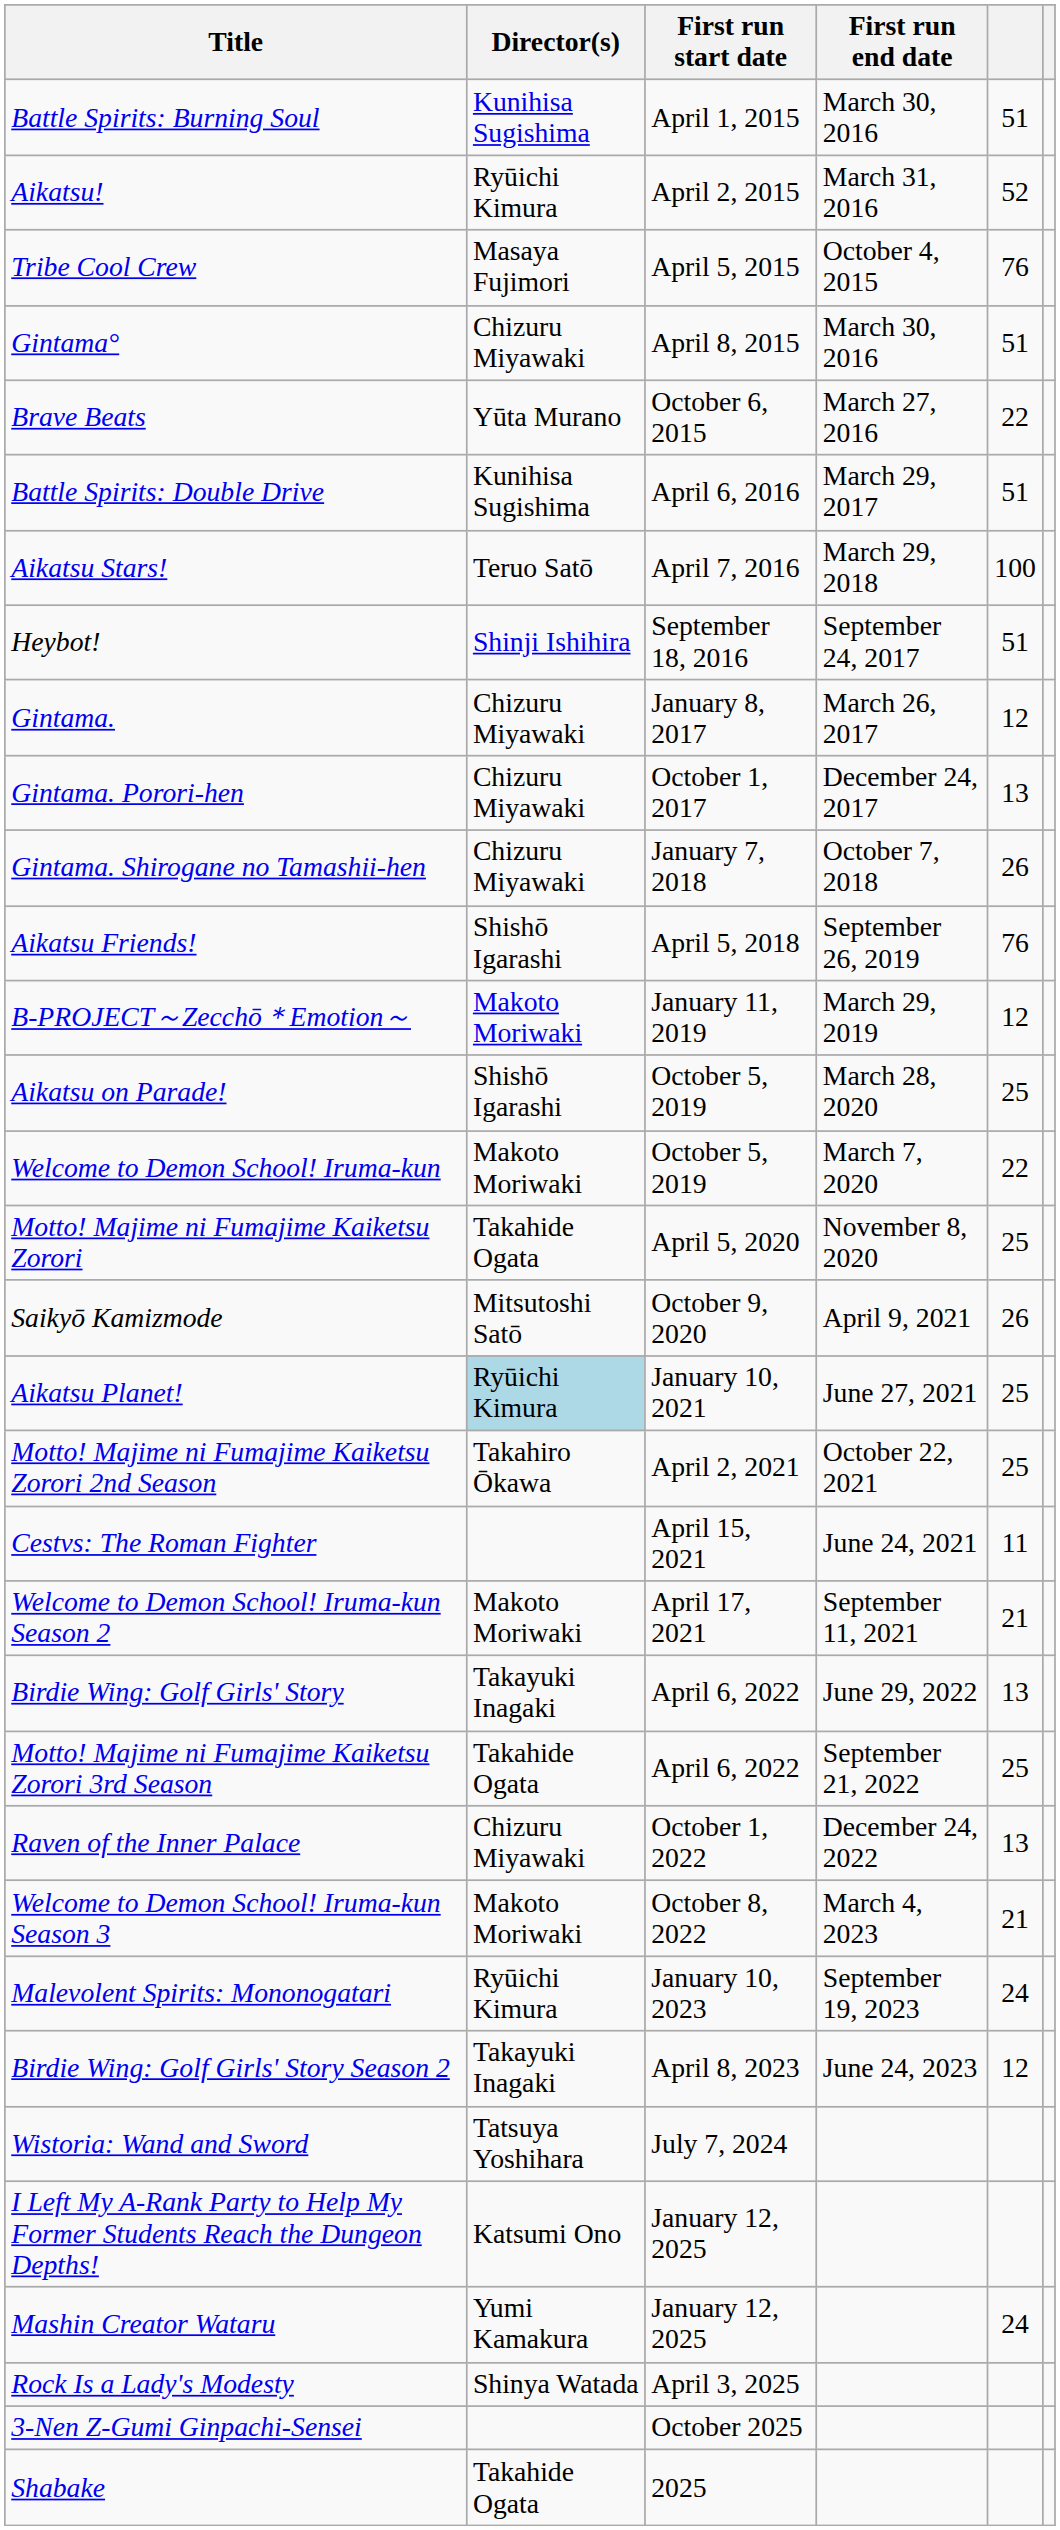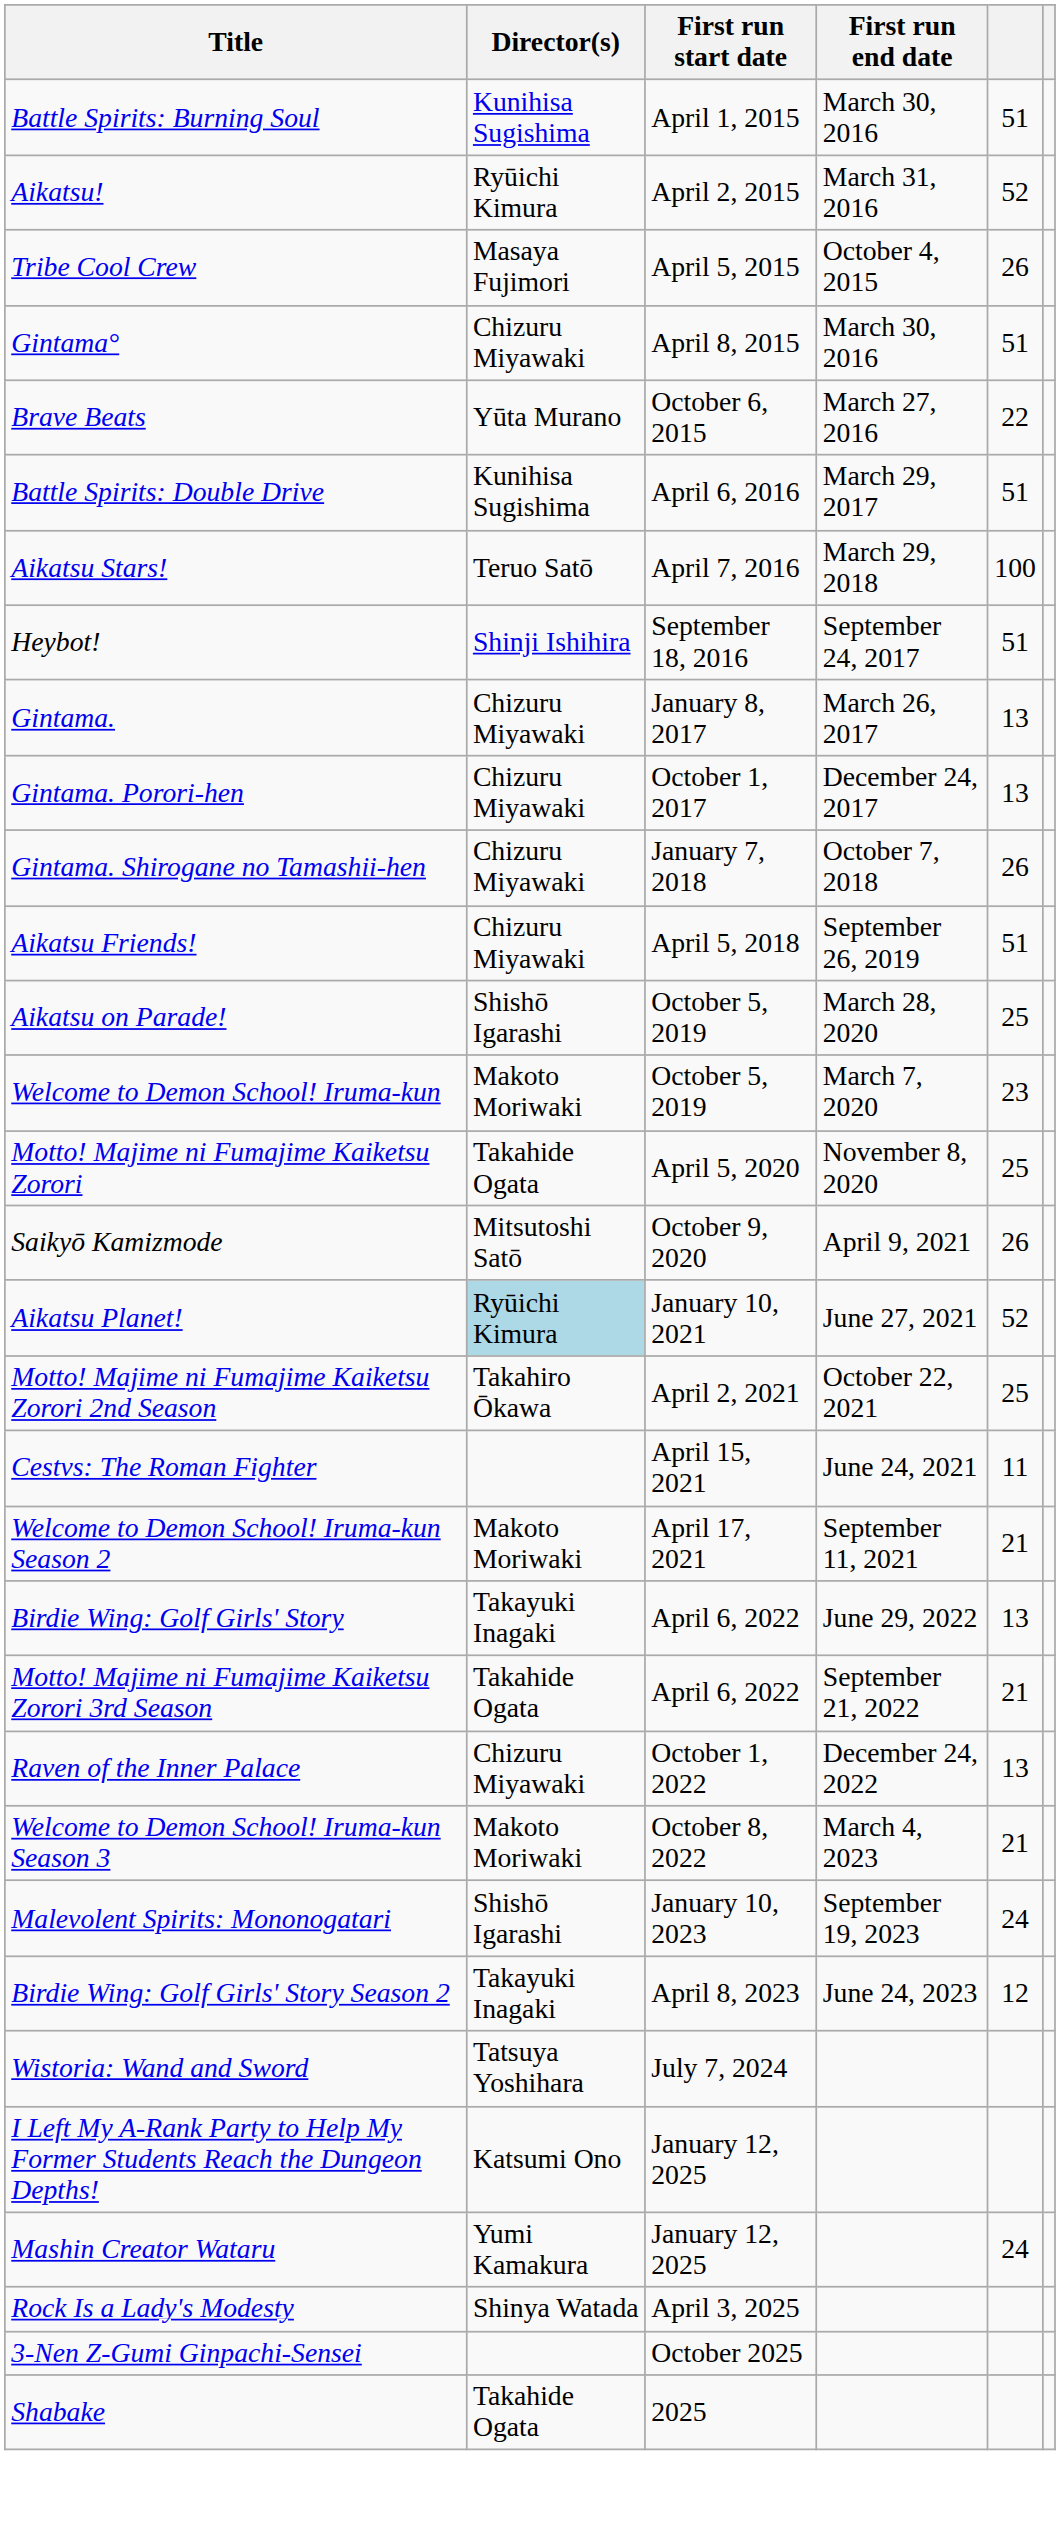(1015, 267) 76 -> (1015, 267) 26
(1015, 717) 12 -> (1015, 717) 13
(517, 942) Shishō Igarashi -> (529, 942) Chizuru Miyawaki
(1015, 942) 76 -> (1015, 942) 51
- row: (211, 1016)
(1015, 1167) 22 -> (1015, 1092) 23
(1015, 1392) 25 -> (1015, 1317) 52
(1015, 1767) 25 -> (1015, 1692) 21
(516, 1993) Ryūichi Kimura -> (517, 1917) Shishō Igarashi
